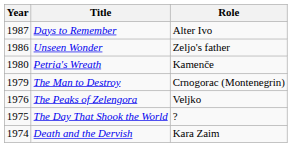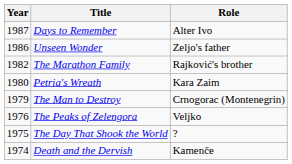+ row: (82, 64)
(193, 64) Kamenče -> (196, 82) Kara Zaim
(196, 133) Kara Zaim -> (193, 151) Kamenče
